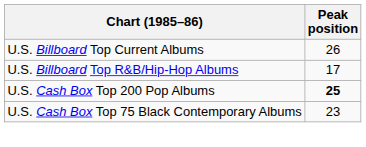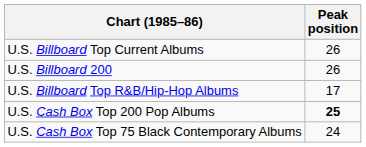+ row: (60, 70)
(333, 111) 23 -> (333, 132) 24
